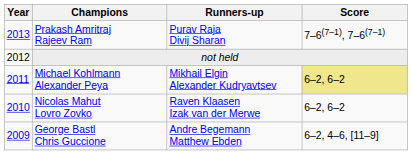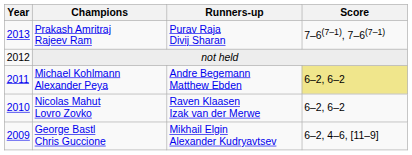(223, 79) Mikhail Elgin Alexander Kudryavtsev -> (210, 79) Andre Begemann Matthew Ebden
(210, 136) Andre Begemann Matthew Ebden -> (223, 136) Mikhail Elgin Alexander Kudryavtsev
